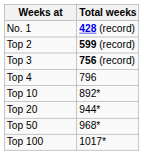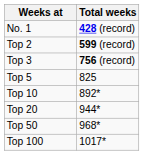- row: (19, 77)
+ row: (19, 77)
